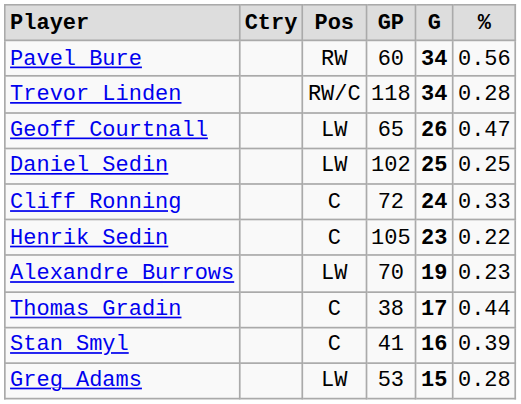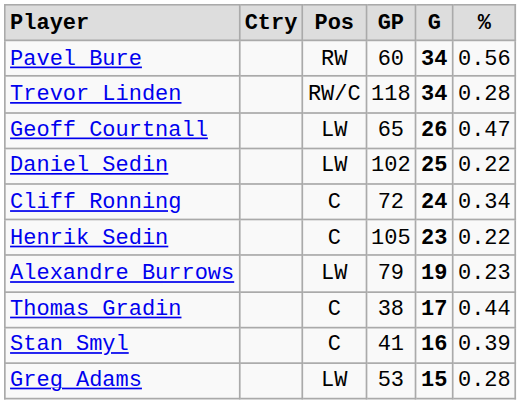(484, 166) 0.25 -> (484, 166) 0.22
(484, 202) 0.33 -> (484, 202) 0.34
(391, 273) 70 -> (391, 273) 79
